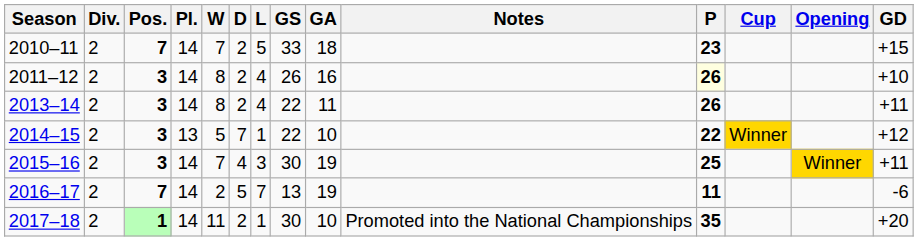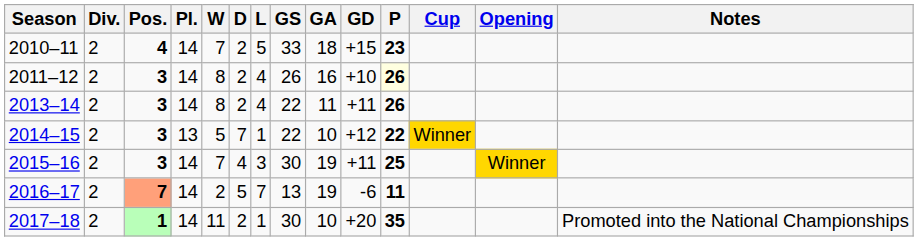columns swapped: (893, 18) <-> (519, 18)
(162, 47) 7 -> (162, 47) 4
(162, 192) no background -> (162, 192) lightsalmon background
